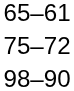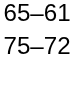- row: (37, 79)
